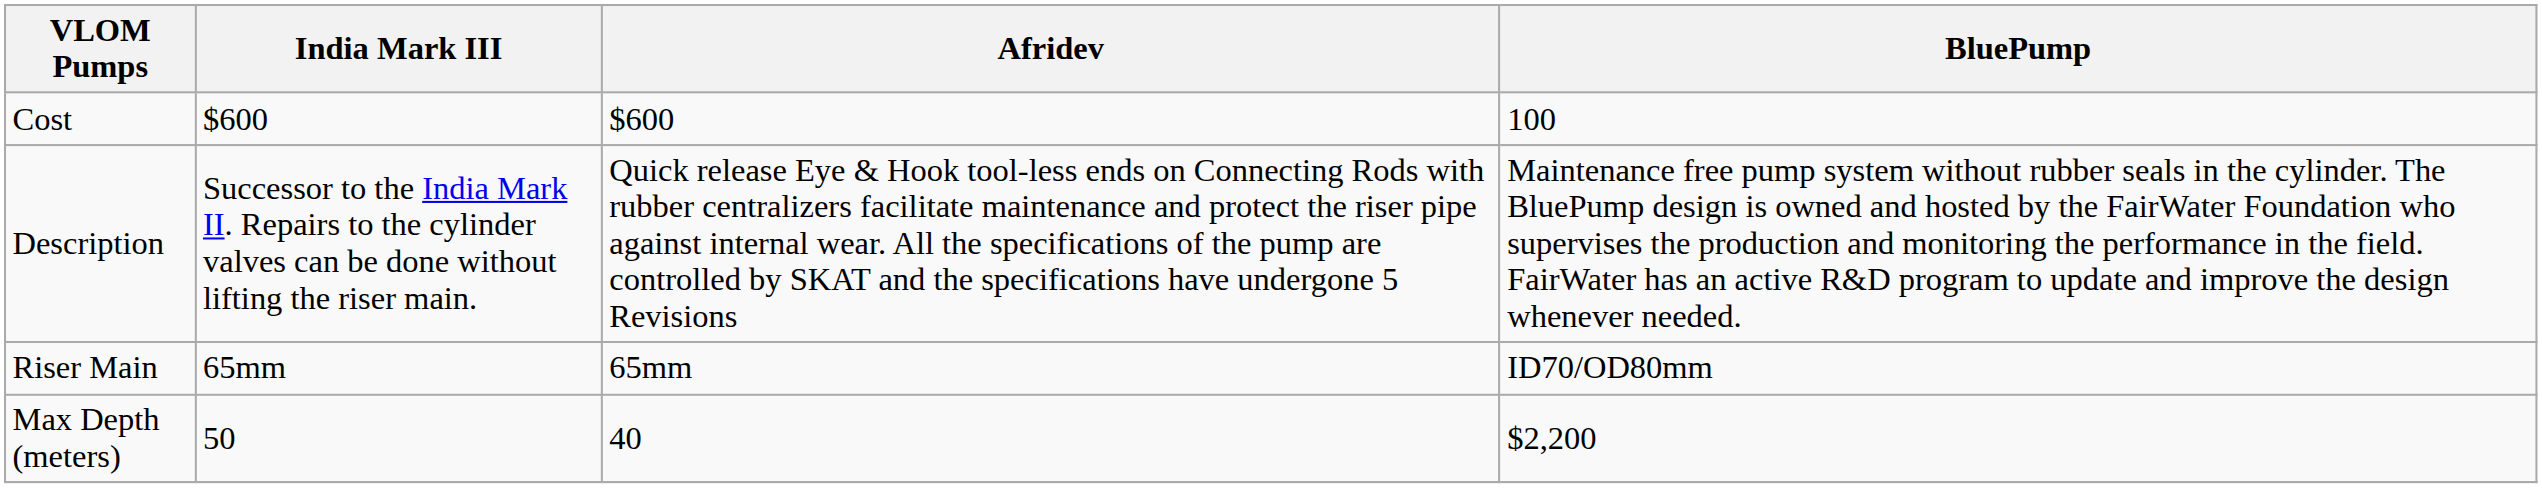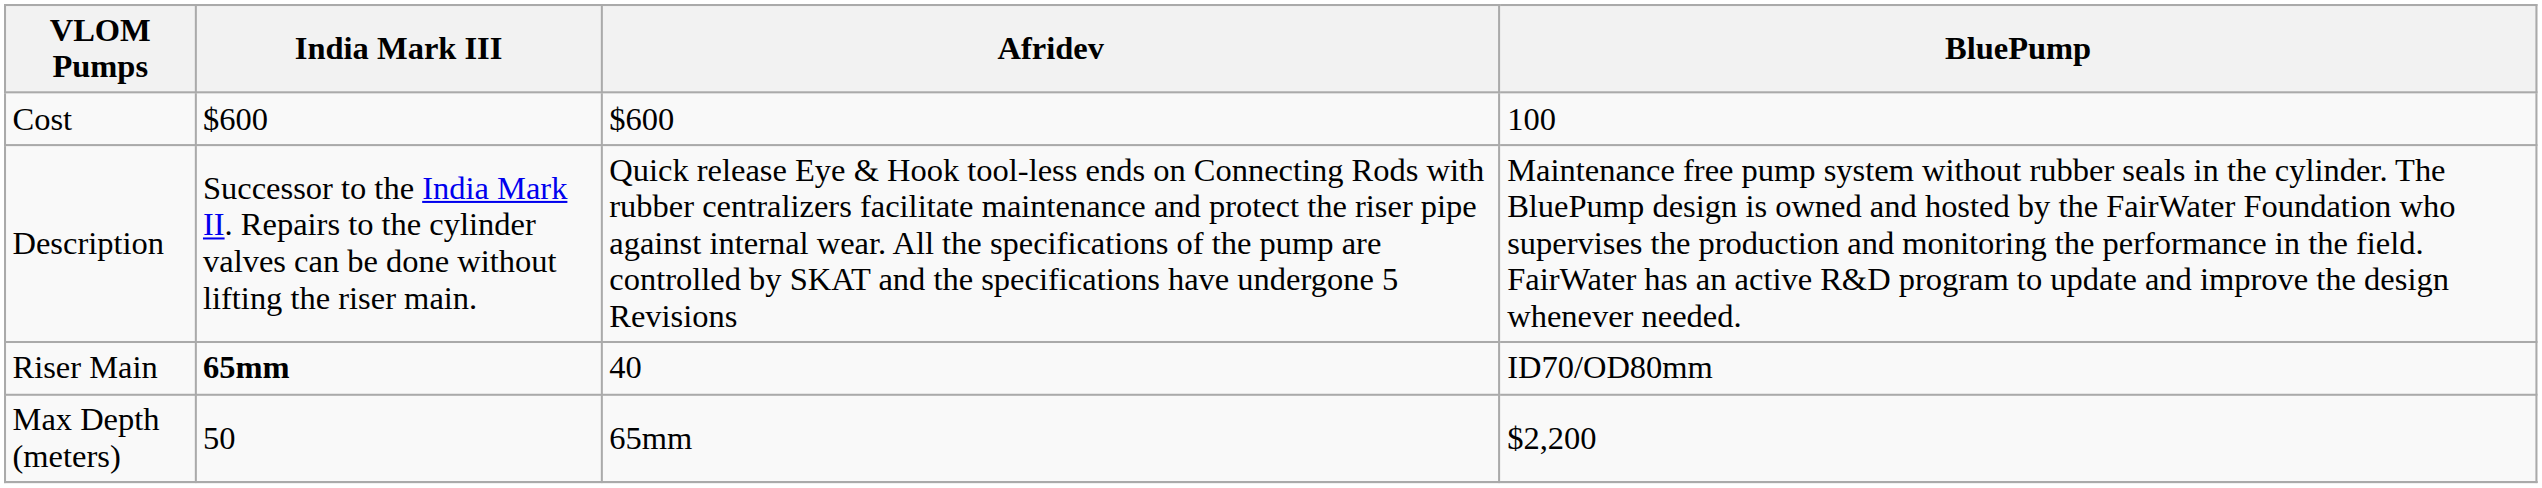(244, 367) normal -> (246, 367) bold
(651, 367) 65mm -> (625, 367) 40
(625, 437) 40 -> (651, 437) 65mm
